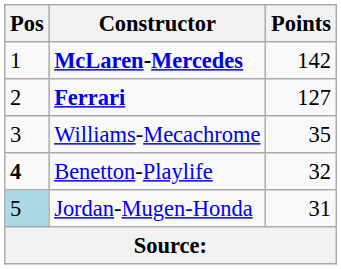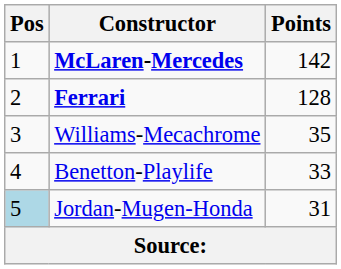(314, 97) 127 -> (314, 97) 128
(16, 171) bold -> (16, 171) normal
(320, 171) 32 -> (320, 171) 33
